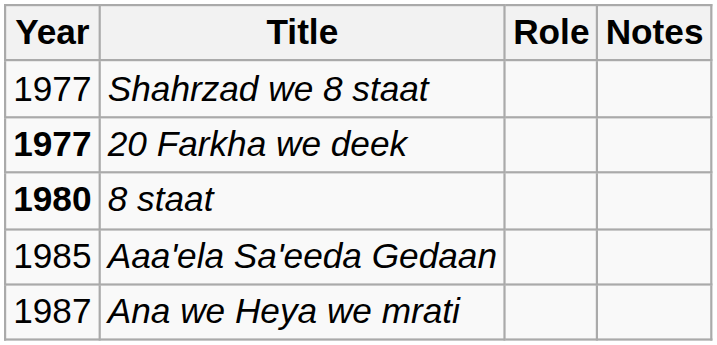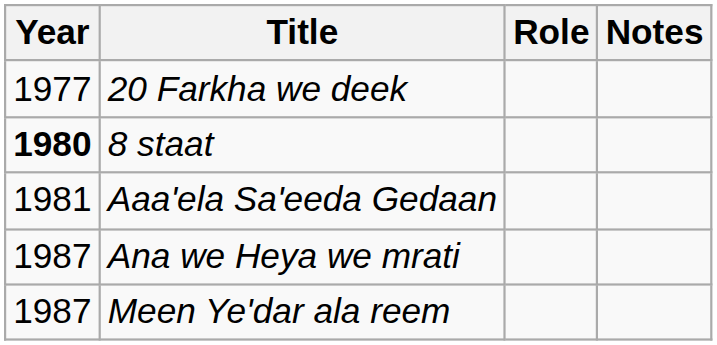- row: (268, 88)
(52, 144) bold -> (52, 88) normal
(52, 255) 1985 -> (52, 199) 1981
+ row: (279, 311)
